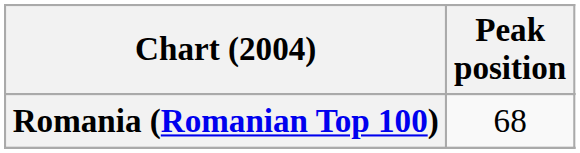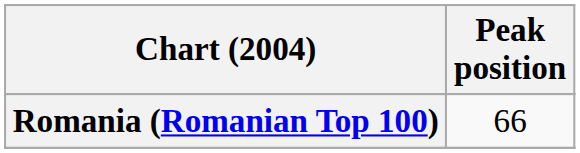(510, 120) 68 -> (510, 120) 66
